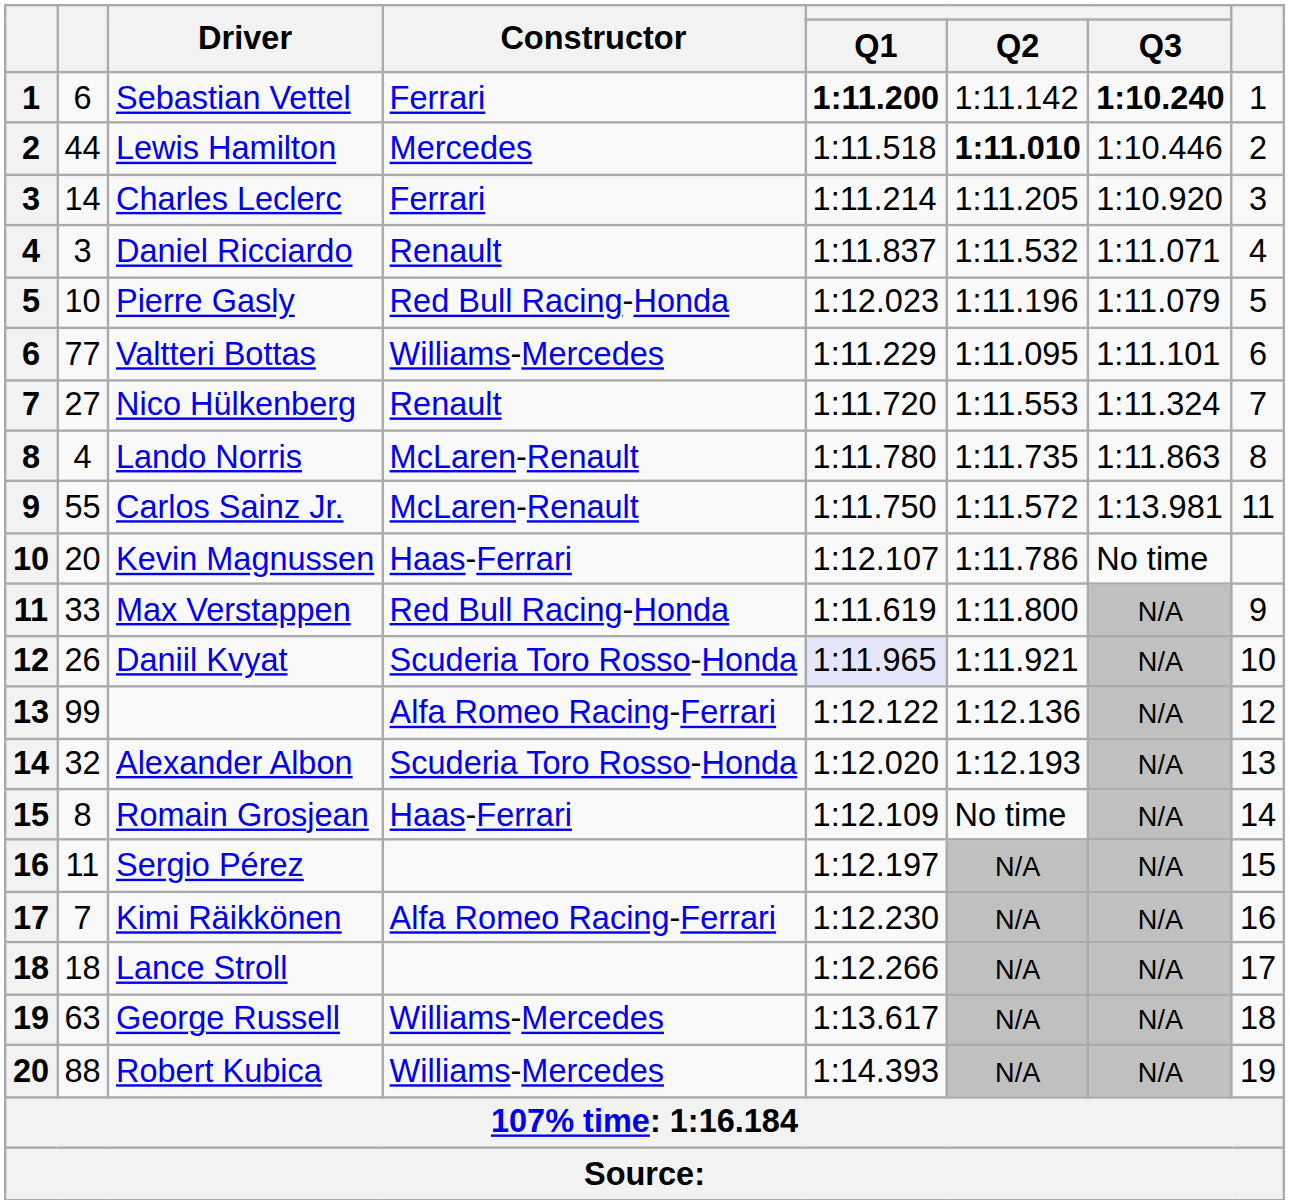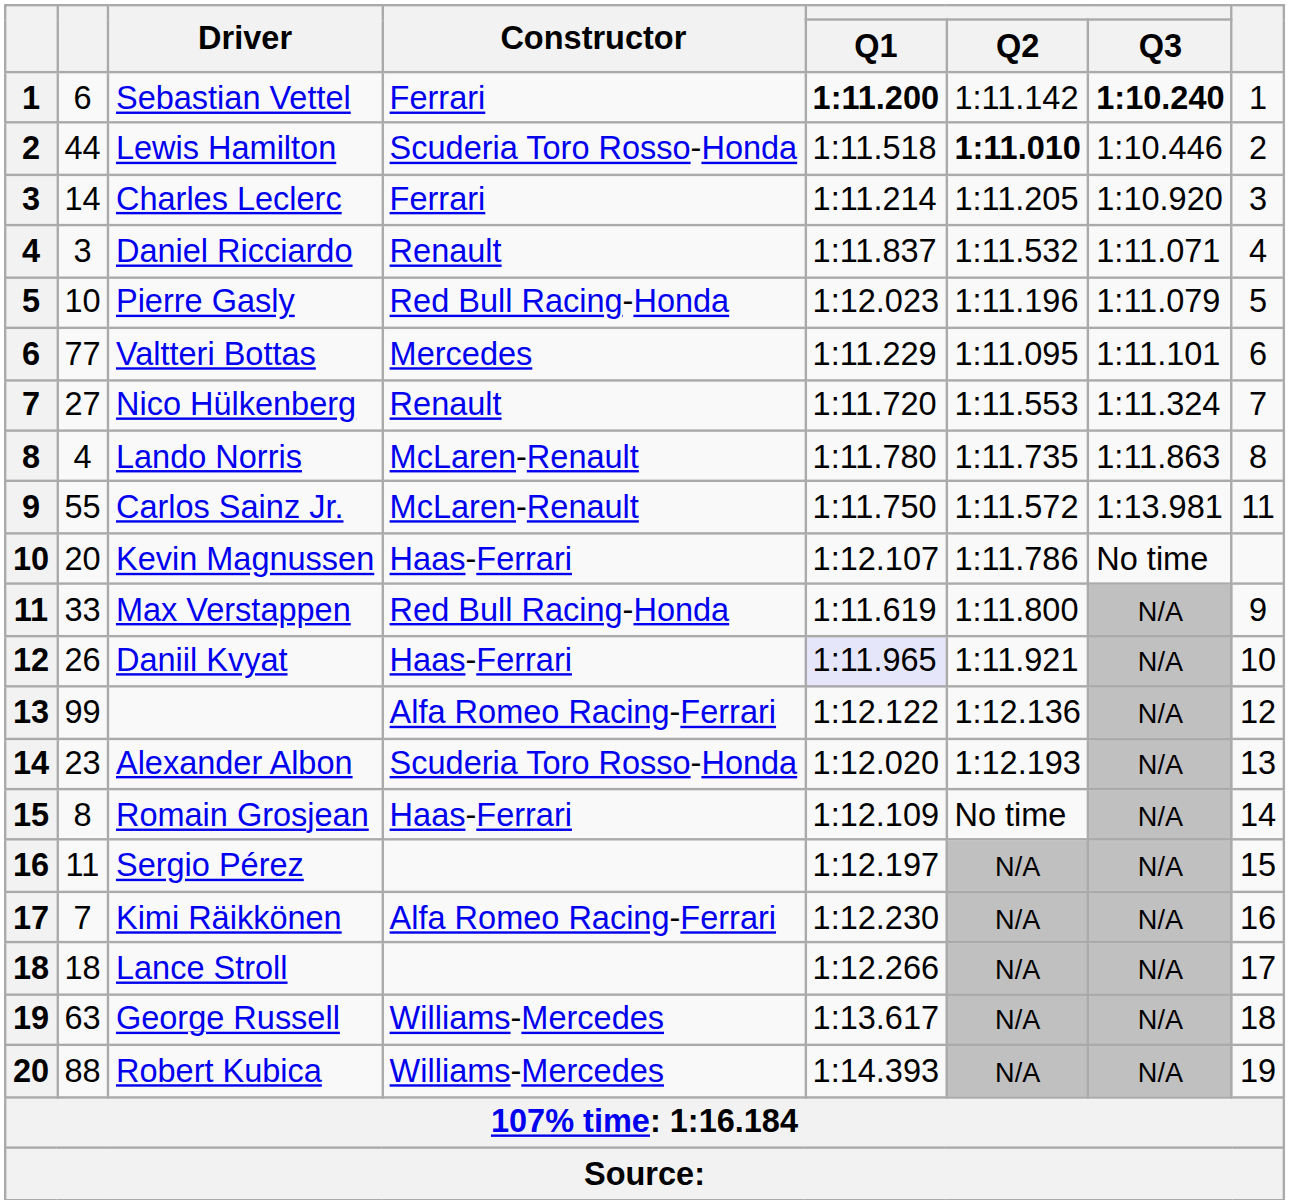(461, 148) Mercedes -> (593, 148) Scuderia Toro Rosso-Honda
(527, 353) Williams-Mercedes -> (461, 353) Mercedes
(593, 661) Scuderia Toro Rosso-Honda -> (481, 661) Haas-Ferrari
(82, 763) 32 -> (82, 763) 23
